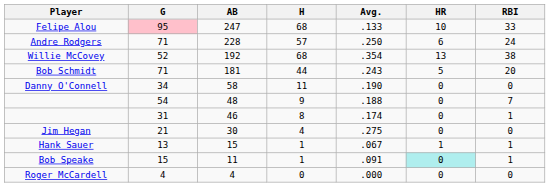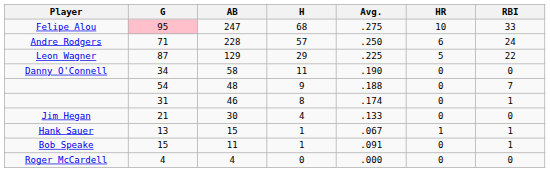(371, 27) .133 -> (371, 27) .275
- row: (66, 56)
- row: (66, 71)
+ row: (66, 56)
(371, 130) .275 -> (371, 116) .133
(441, 160) paleturquoise background -> (441, 145) no background
